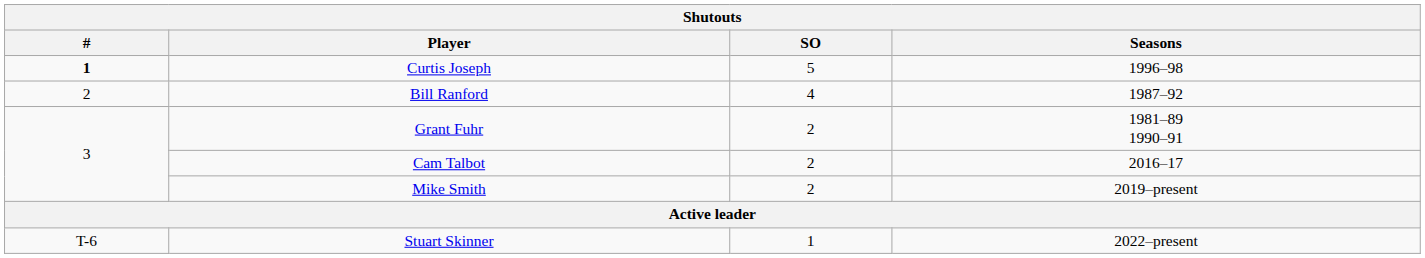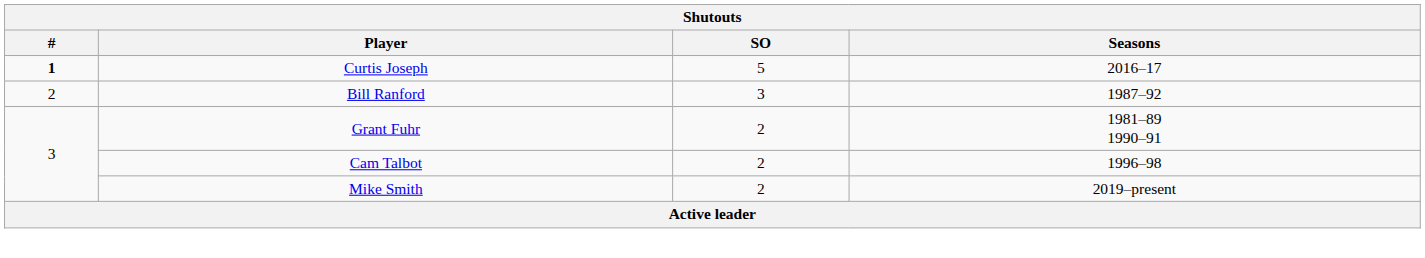(1156, 68) 1996–98 -> (1134, 68) 2016–17
(811, 94) 4 -> (761, 94) 3
(1156, 163) 2016–17 -> (1134, 163) 1996–98
- row: (449, 240)
